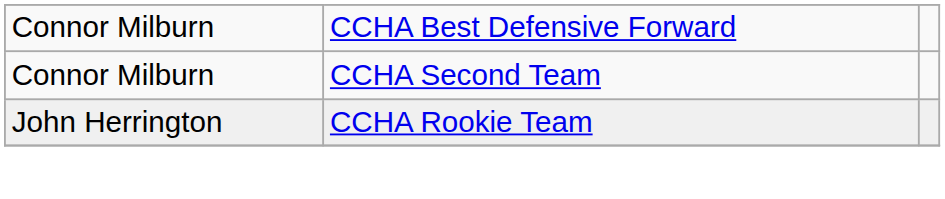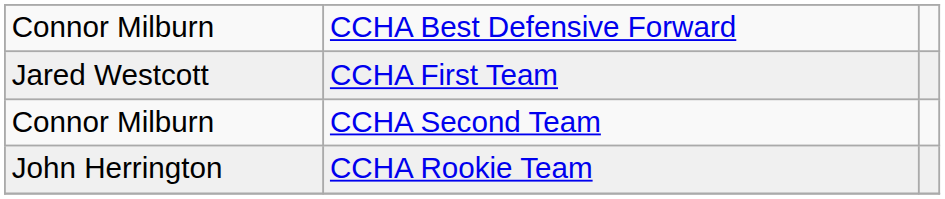+ row: (110, 74)
